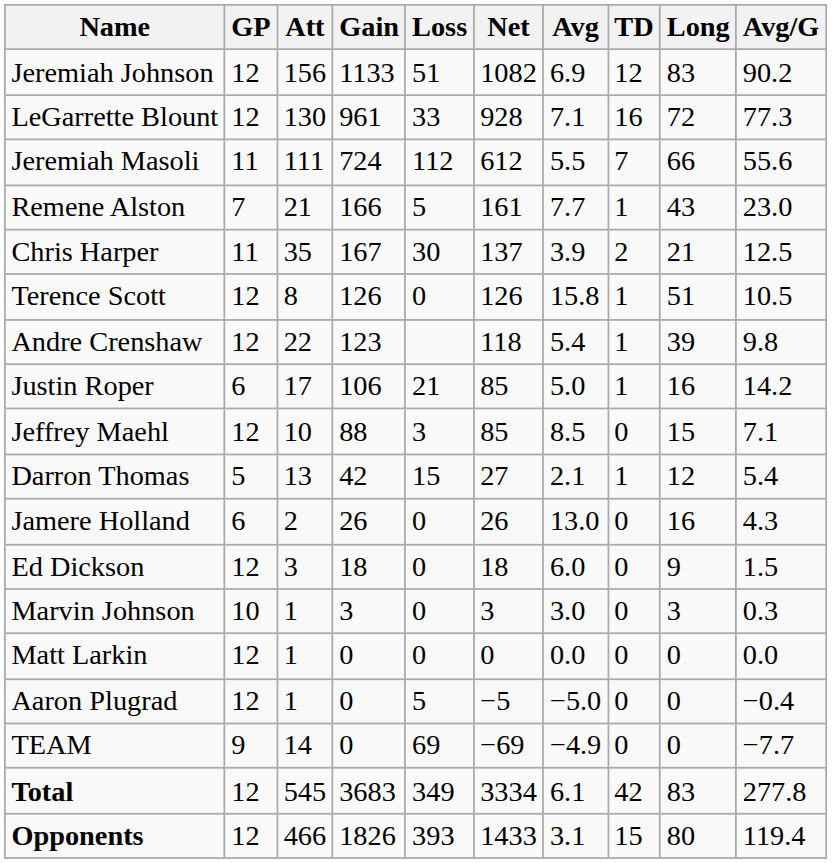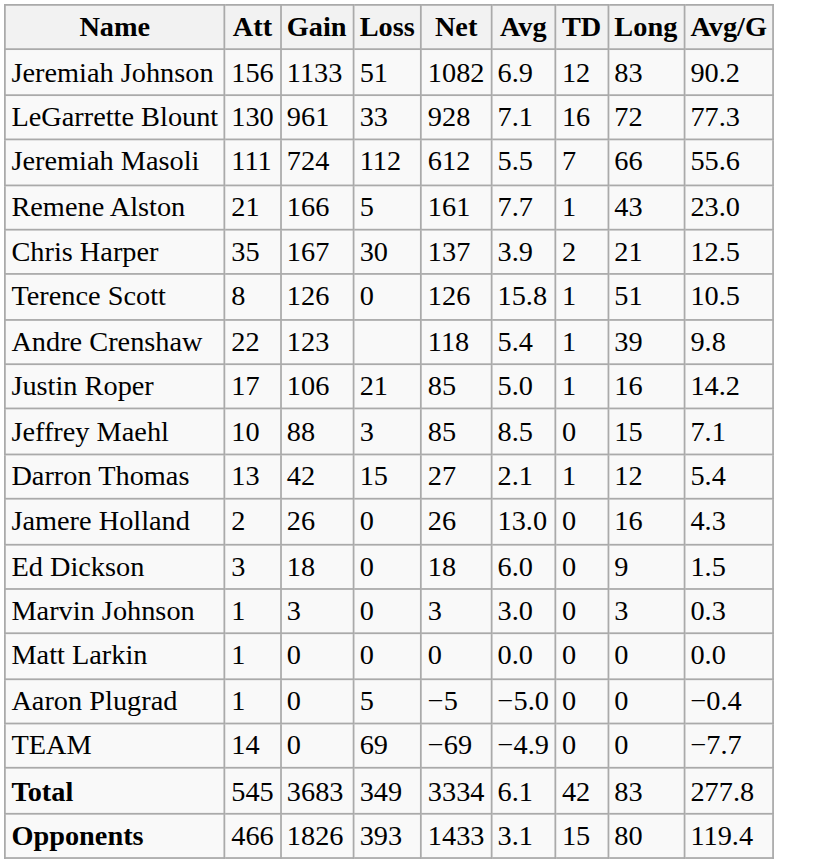- column: (251, 26)
